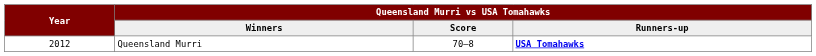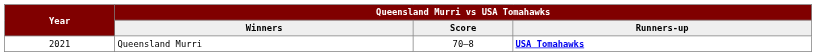(60, 44) 2012 -> (60, 44) 2021
